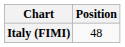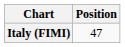(96, 33) 48 -> (96, 33) 47
